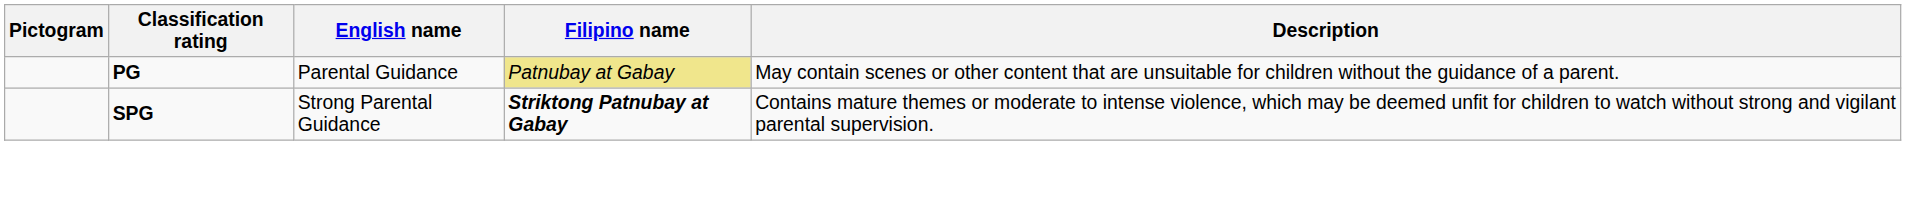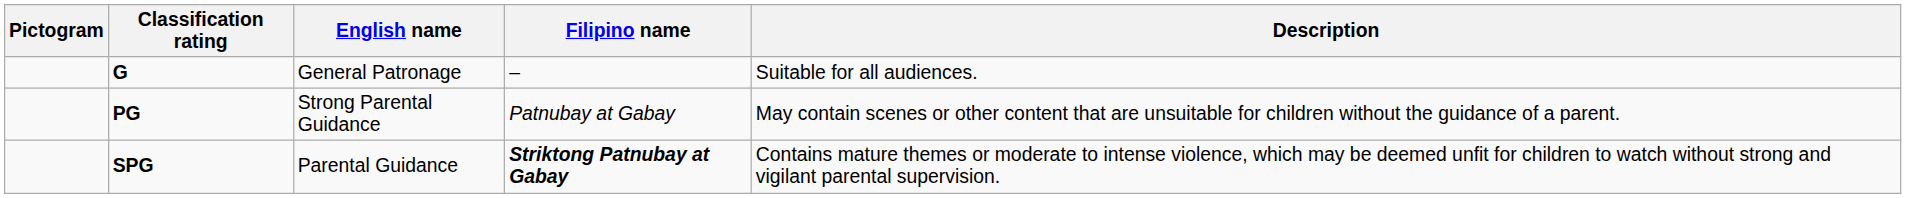+ row: (120, 72)
(378, 72) Parental Guidance -> (365, 113) Strong Parental Guidance
(591, 72) khaki background -> (592, 113) no background
(365, 113) Strong Parental Guidance -> (378, 166) Parental Guidance
